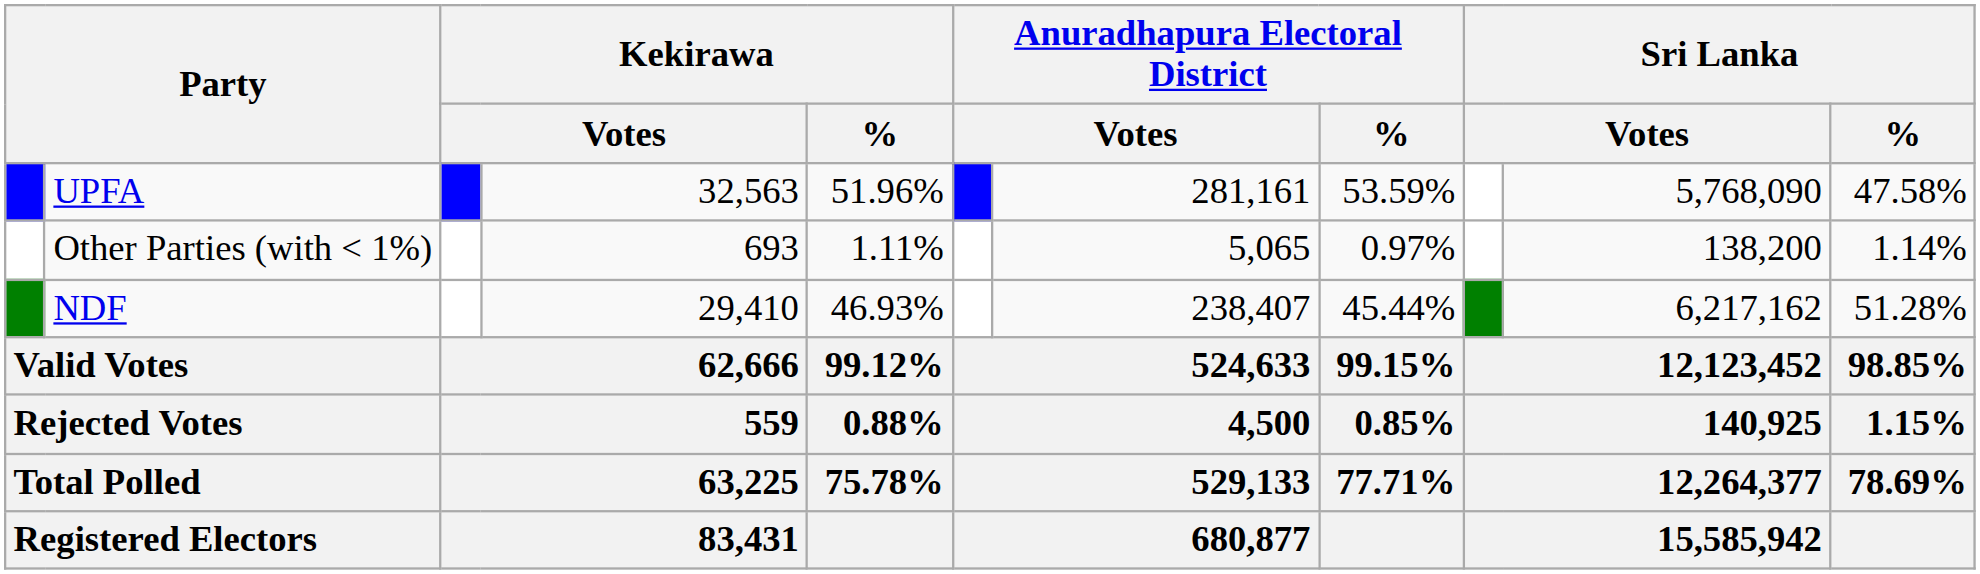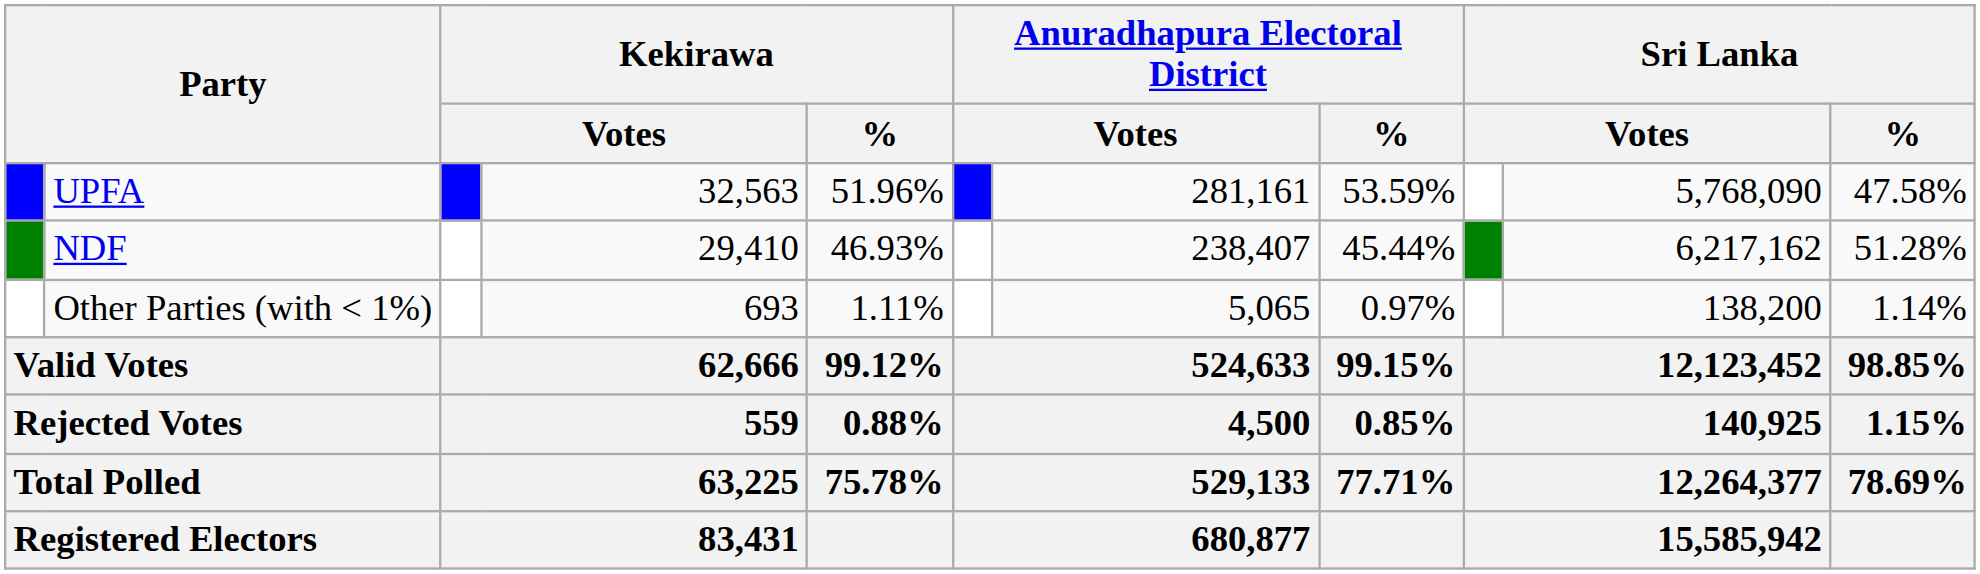rows swapped: (90, 307) <-> (243, 249)
